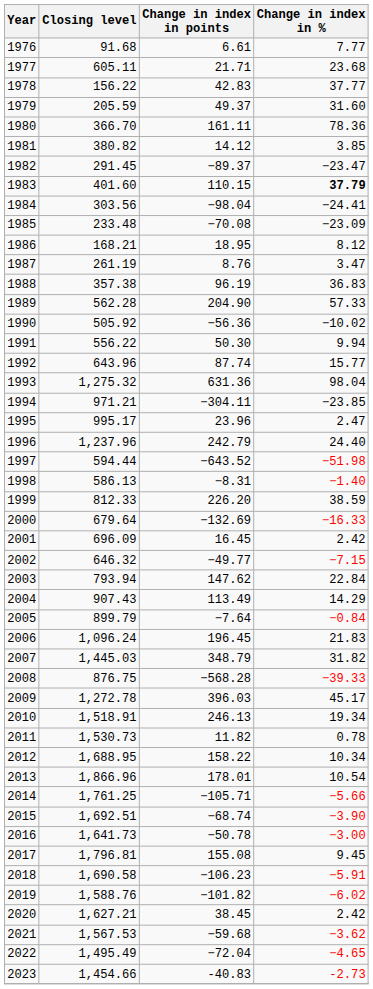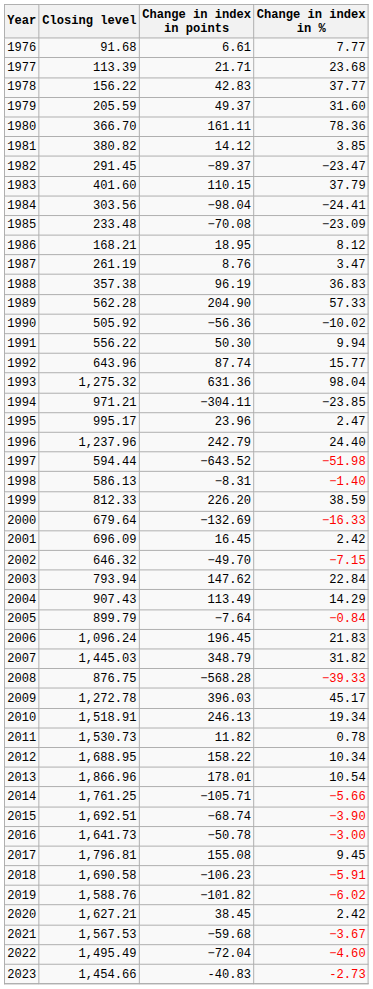(115, 68) 605.11 -> (115, 68) 113.39
(347, 186) bold -> (347, 186) normal
(229, 560) −49.77 -> (229, 560) −49.70
(347, 935) −3.62 -> (347, 935) −3.67
(347, 954) −4.65 -> (347, 954) −4.60
